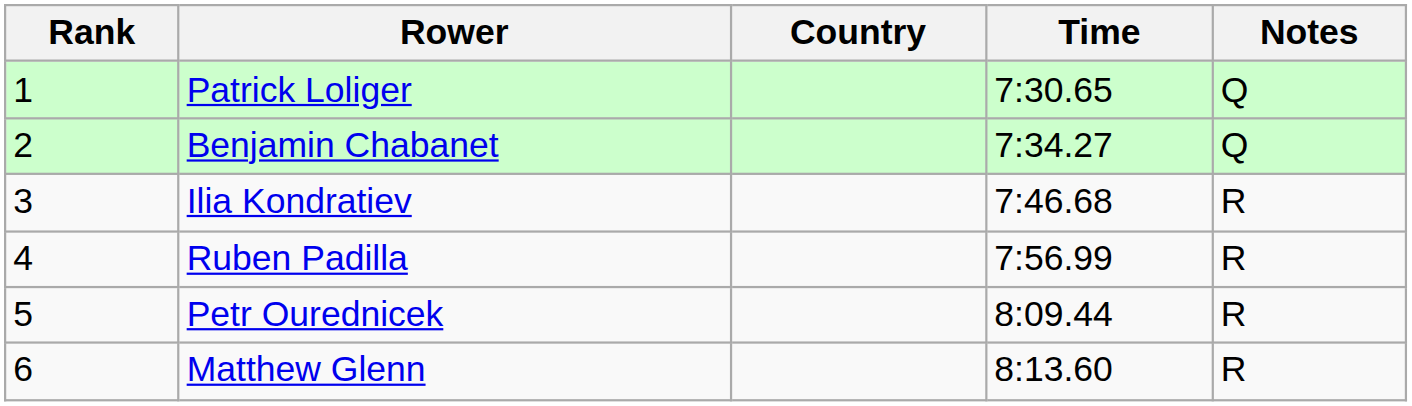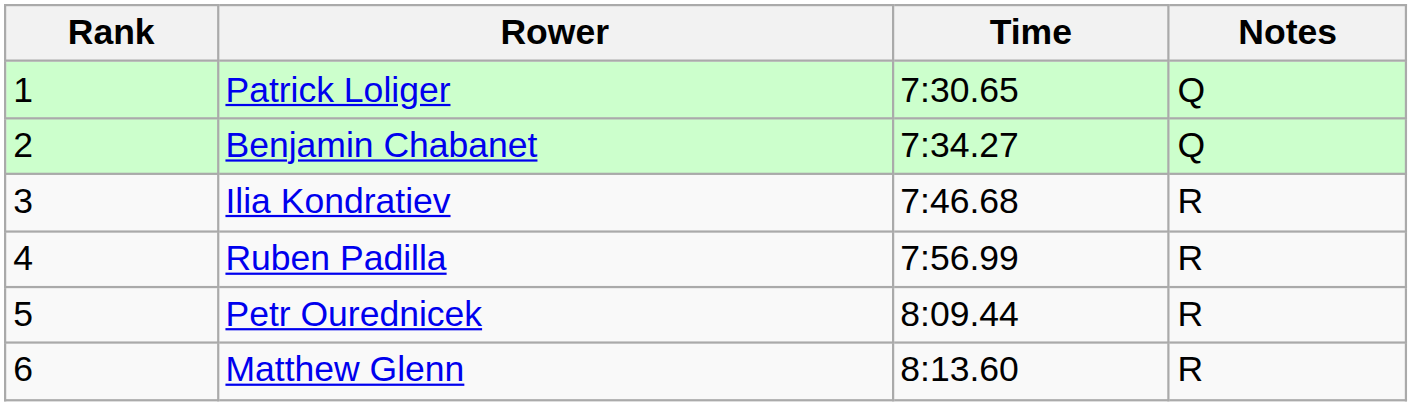- column: (858, 32)
